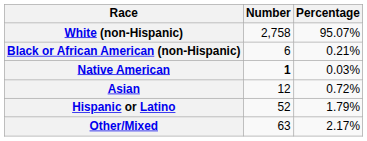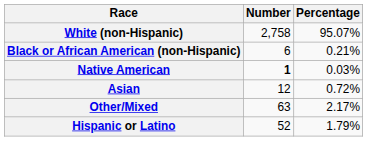rows swapped: (124, 126) <-> (124, 107)
